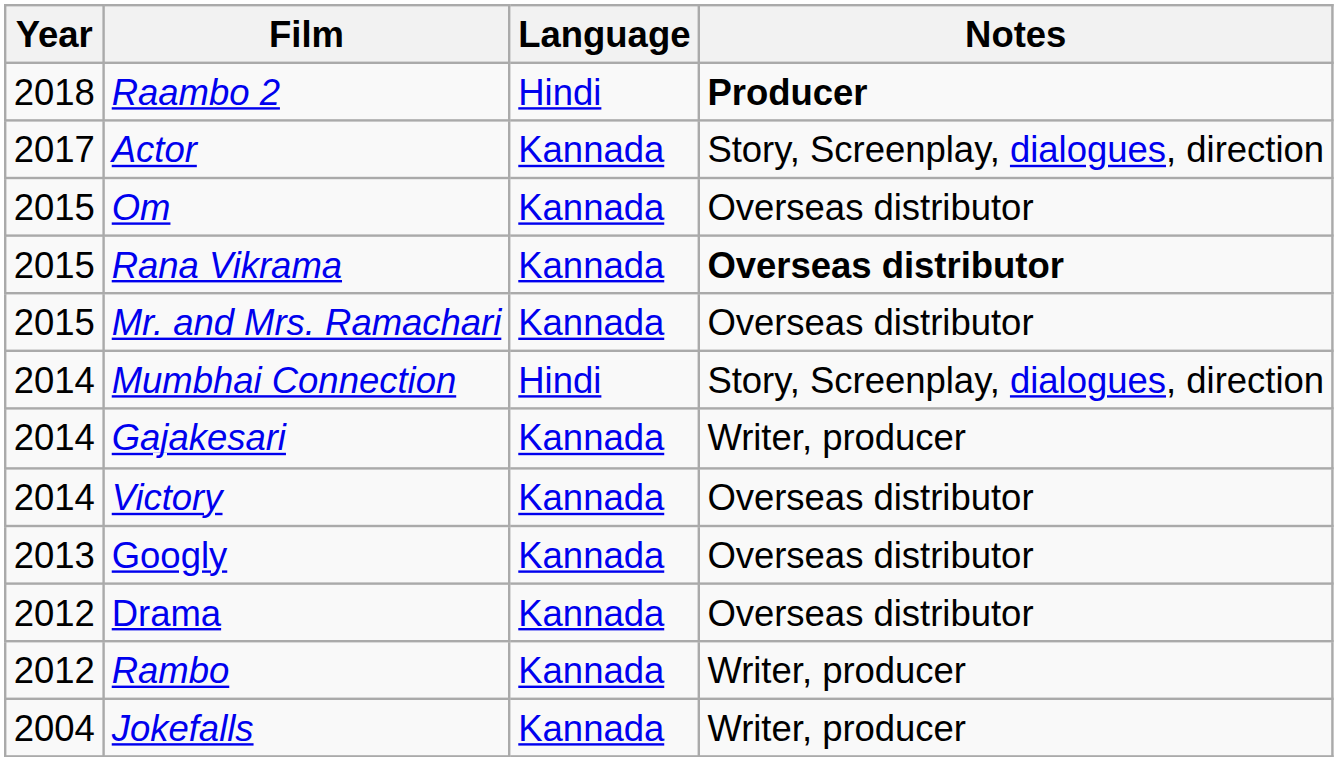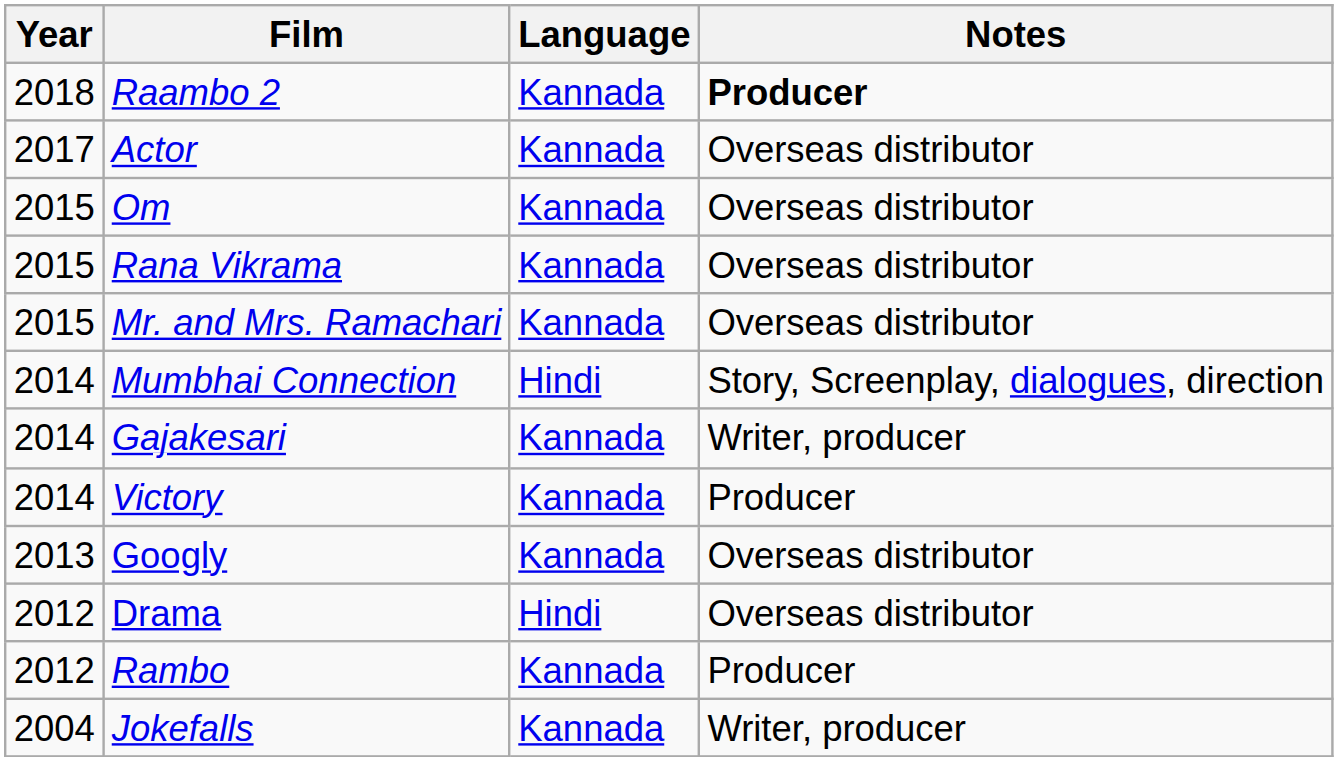(560, 92) Hindi -> (591, 92) Kannada
(1016, 150) Story, Screenplay, dialogues, direction -> (870, 150) Overseas distributor
(886, 265) bold -> (870, 265) normal
(870, 496) Overseas distributor -> (781, 496) Producer
(591, 612) Kannada -> (560, 612) Hindi
(837, 670) Writer, producer -> (781, 670) Producer
